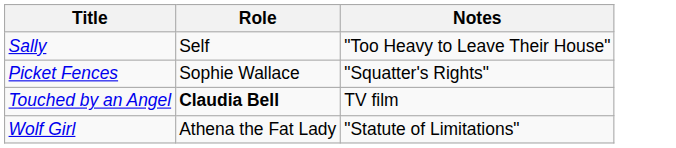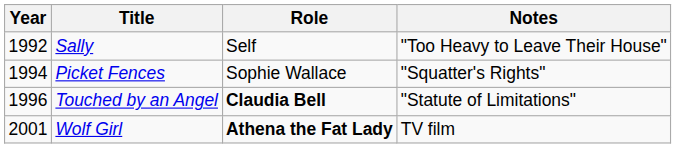+ column: (28, 18)
(371, 101) TV film -> (488, 101) "Statute of Limitations"
(258, 128) normal -> (309, 128) bold
(432, 128) "Statute of Limitations" -> (428, 128) TV film
